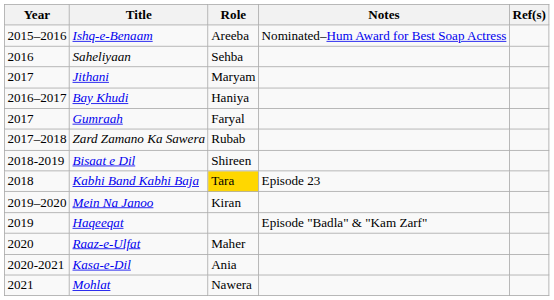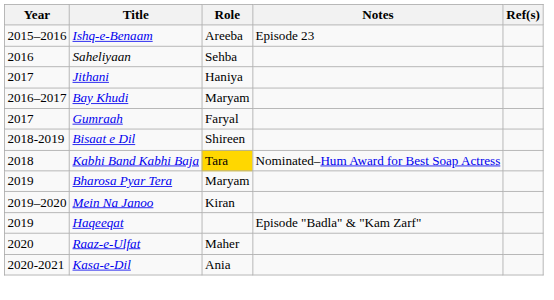(384, 35) Nominated–Hum Award for Best Soap Actress -> (285, 35) Episode 23
(233, 77) Maryam -> (224, 77) Haniya
(230, 98) Haniya -> (227, 98) Maryam
- row: (139, 139)
(291, 181) Episode 23 -> (378, 160) Nominated–Hum Award for Best Soap Actress
+ row: (122, 181)
- row: (91, 285)
